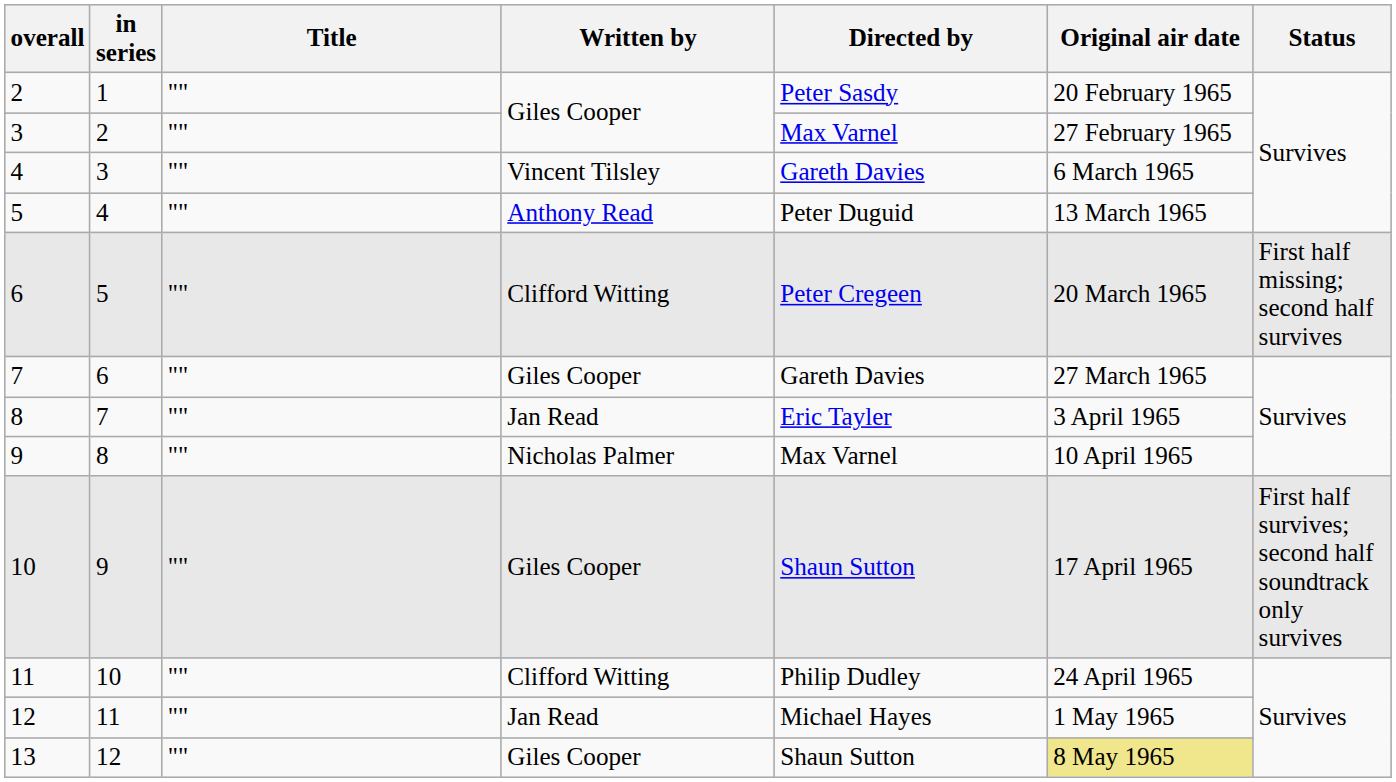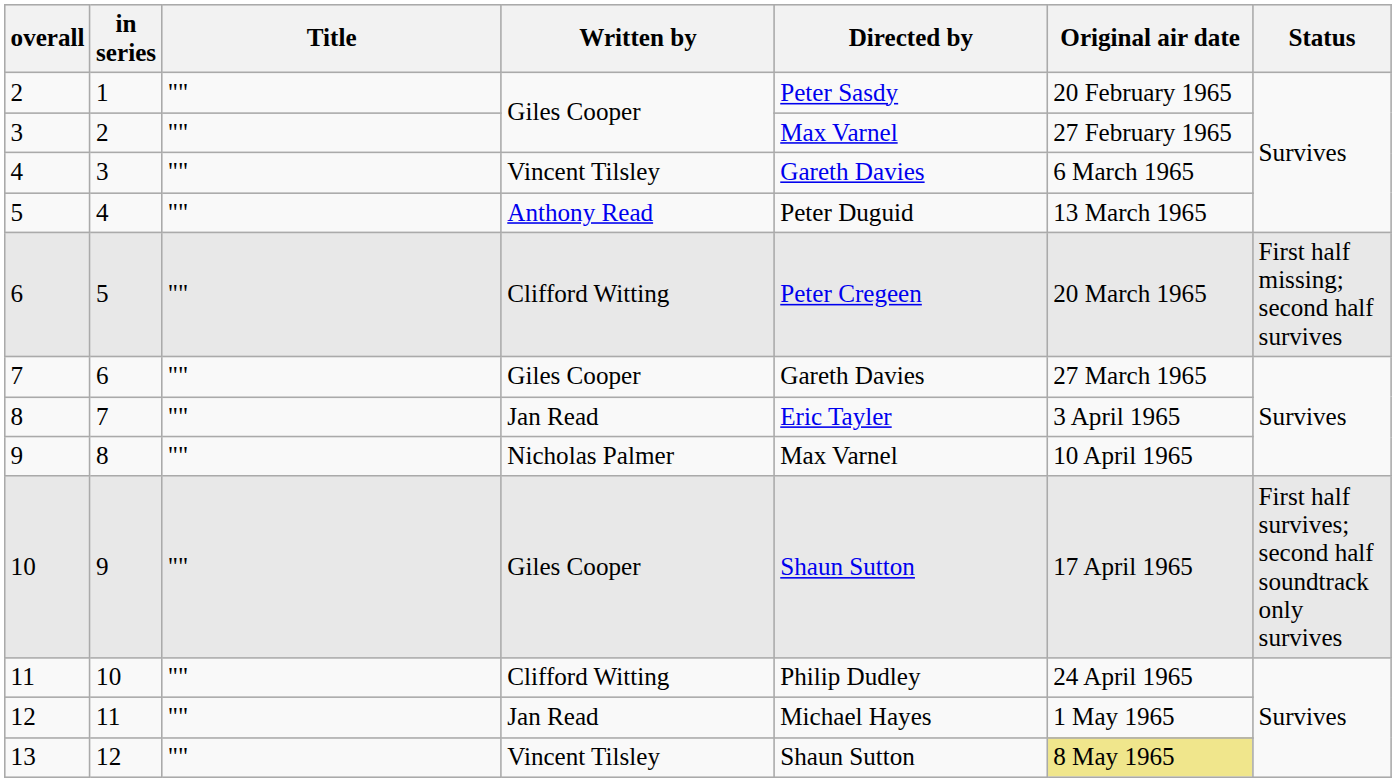(574, 756) Giles Cooper -> (584, 756) Vincent Tilsley
